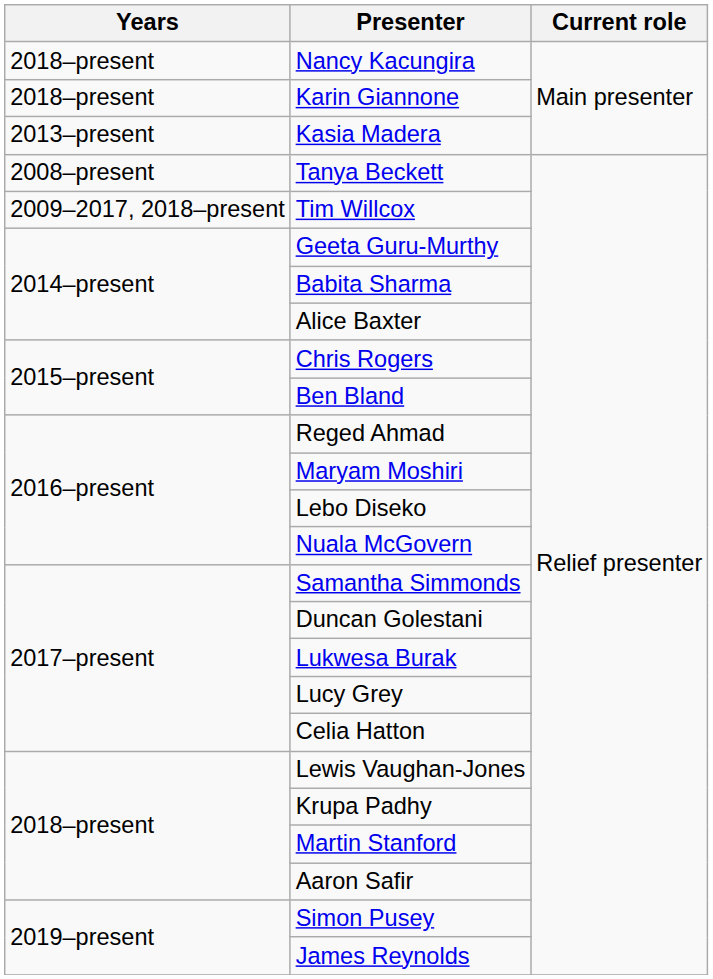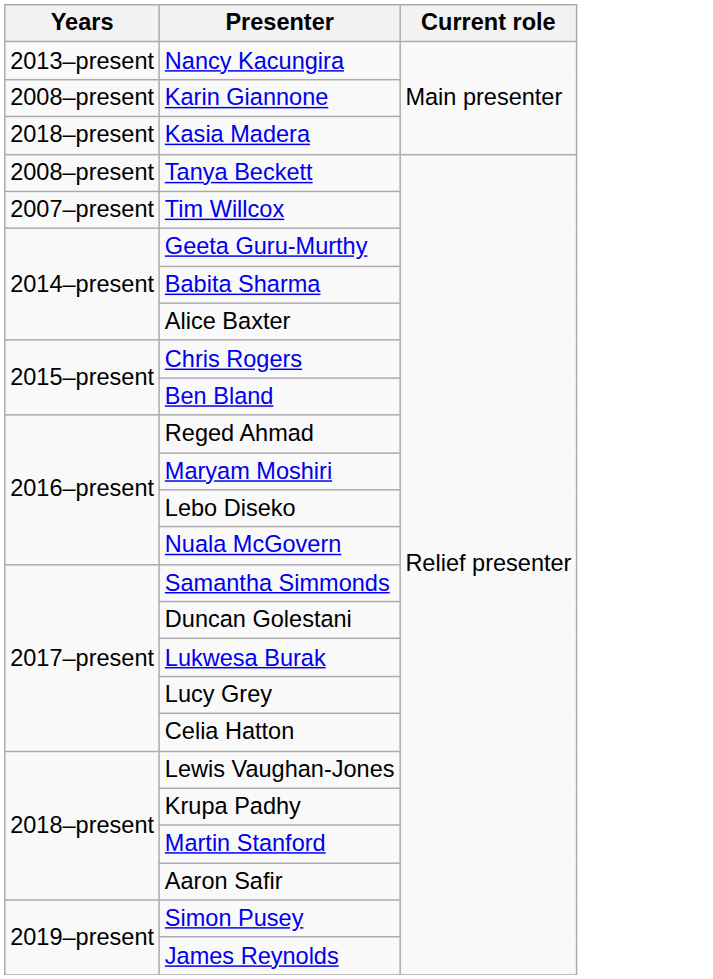(82, 60) 2018–present -> (82, 60) 2013–present
(82, 97) 2018–present -> (82, 97) 2008–present
(82, 135) 2013–present -> (82, 135) 2018–present
(147, 209) 2009–2017, 2018–present -> (82, 209) 2007–present
